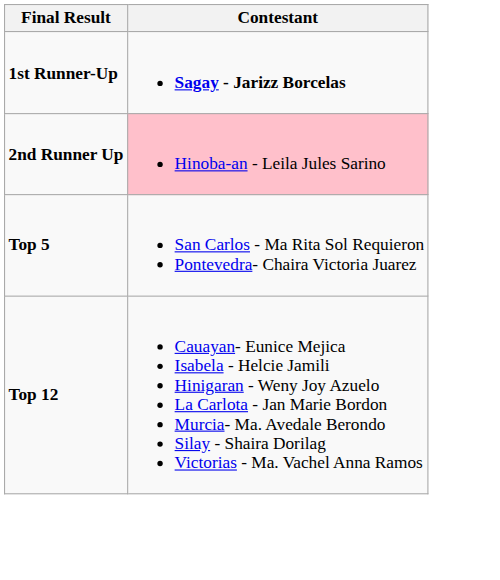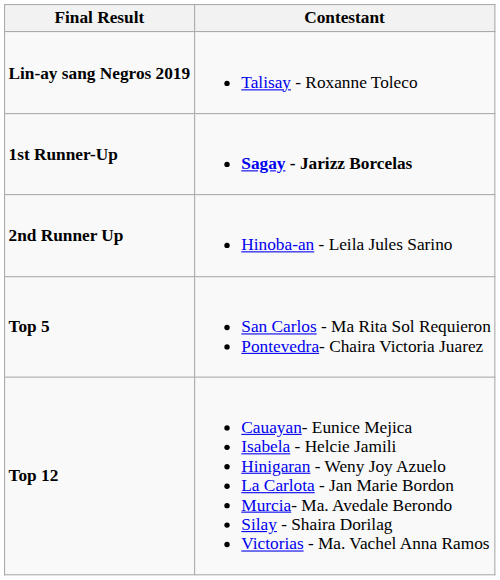+ row: (99, 72)
(278, 164) pink background -> (345, 245) no background
